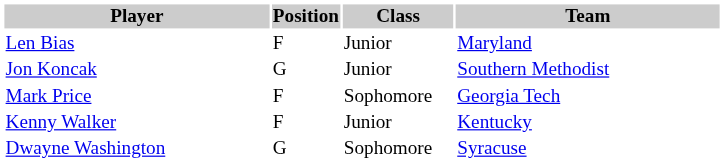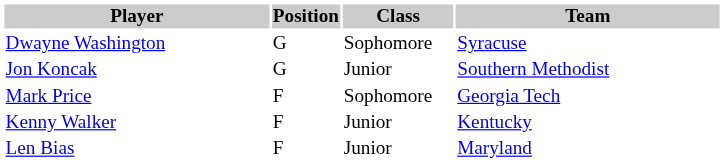rows swapped: (40, 42) <-> (85, 148)
